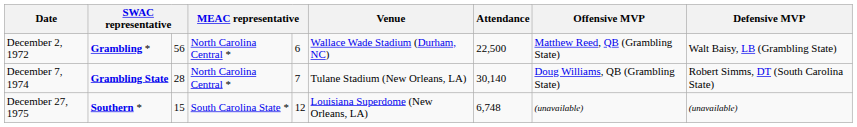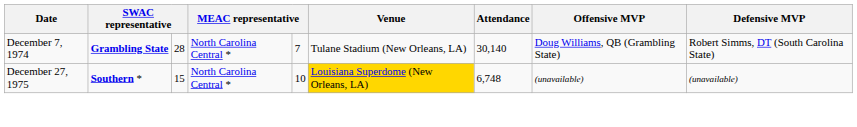- row: (35, 48)
(240, 107) South Carolina State * -> (223, 78) North Carolina Central *
(300, 107) 12 -> (300, 78) 10
(372, 107) no background -> (372, 78) gold background
